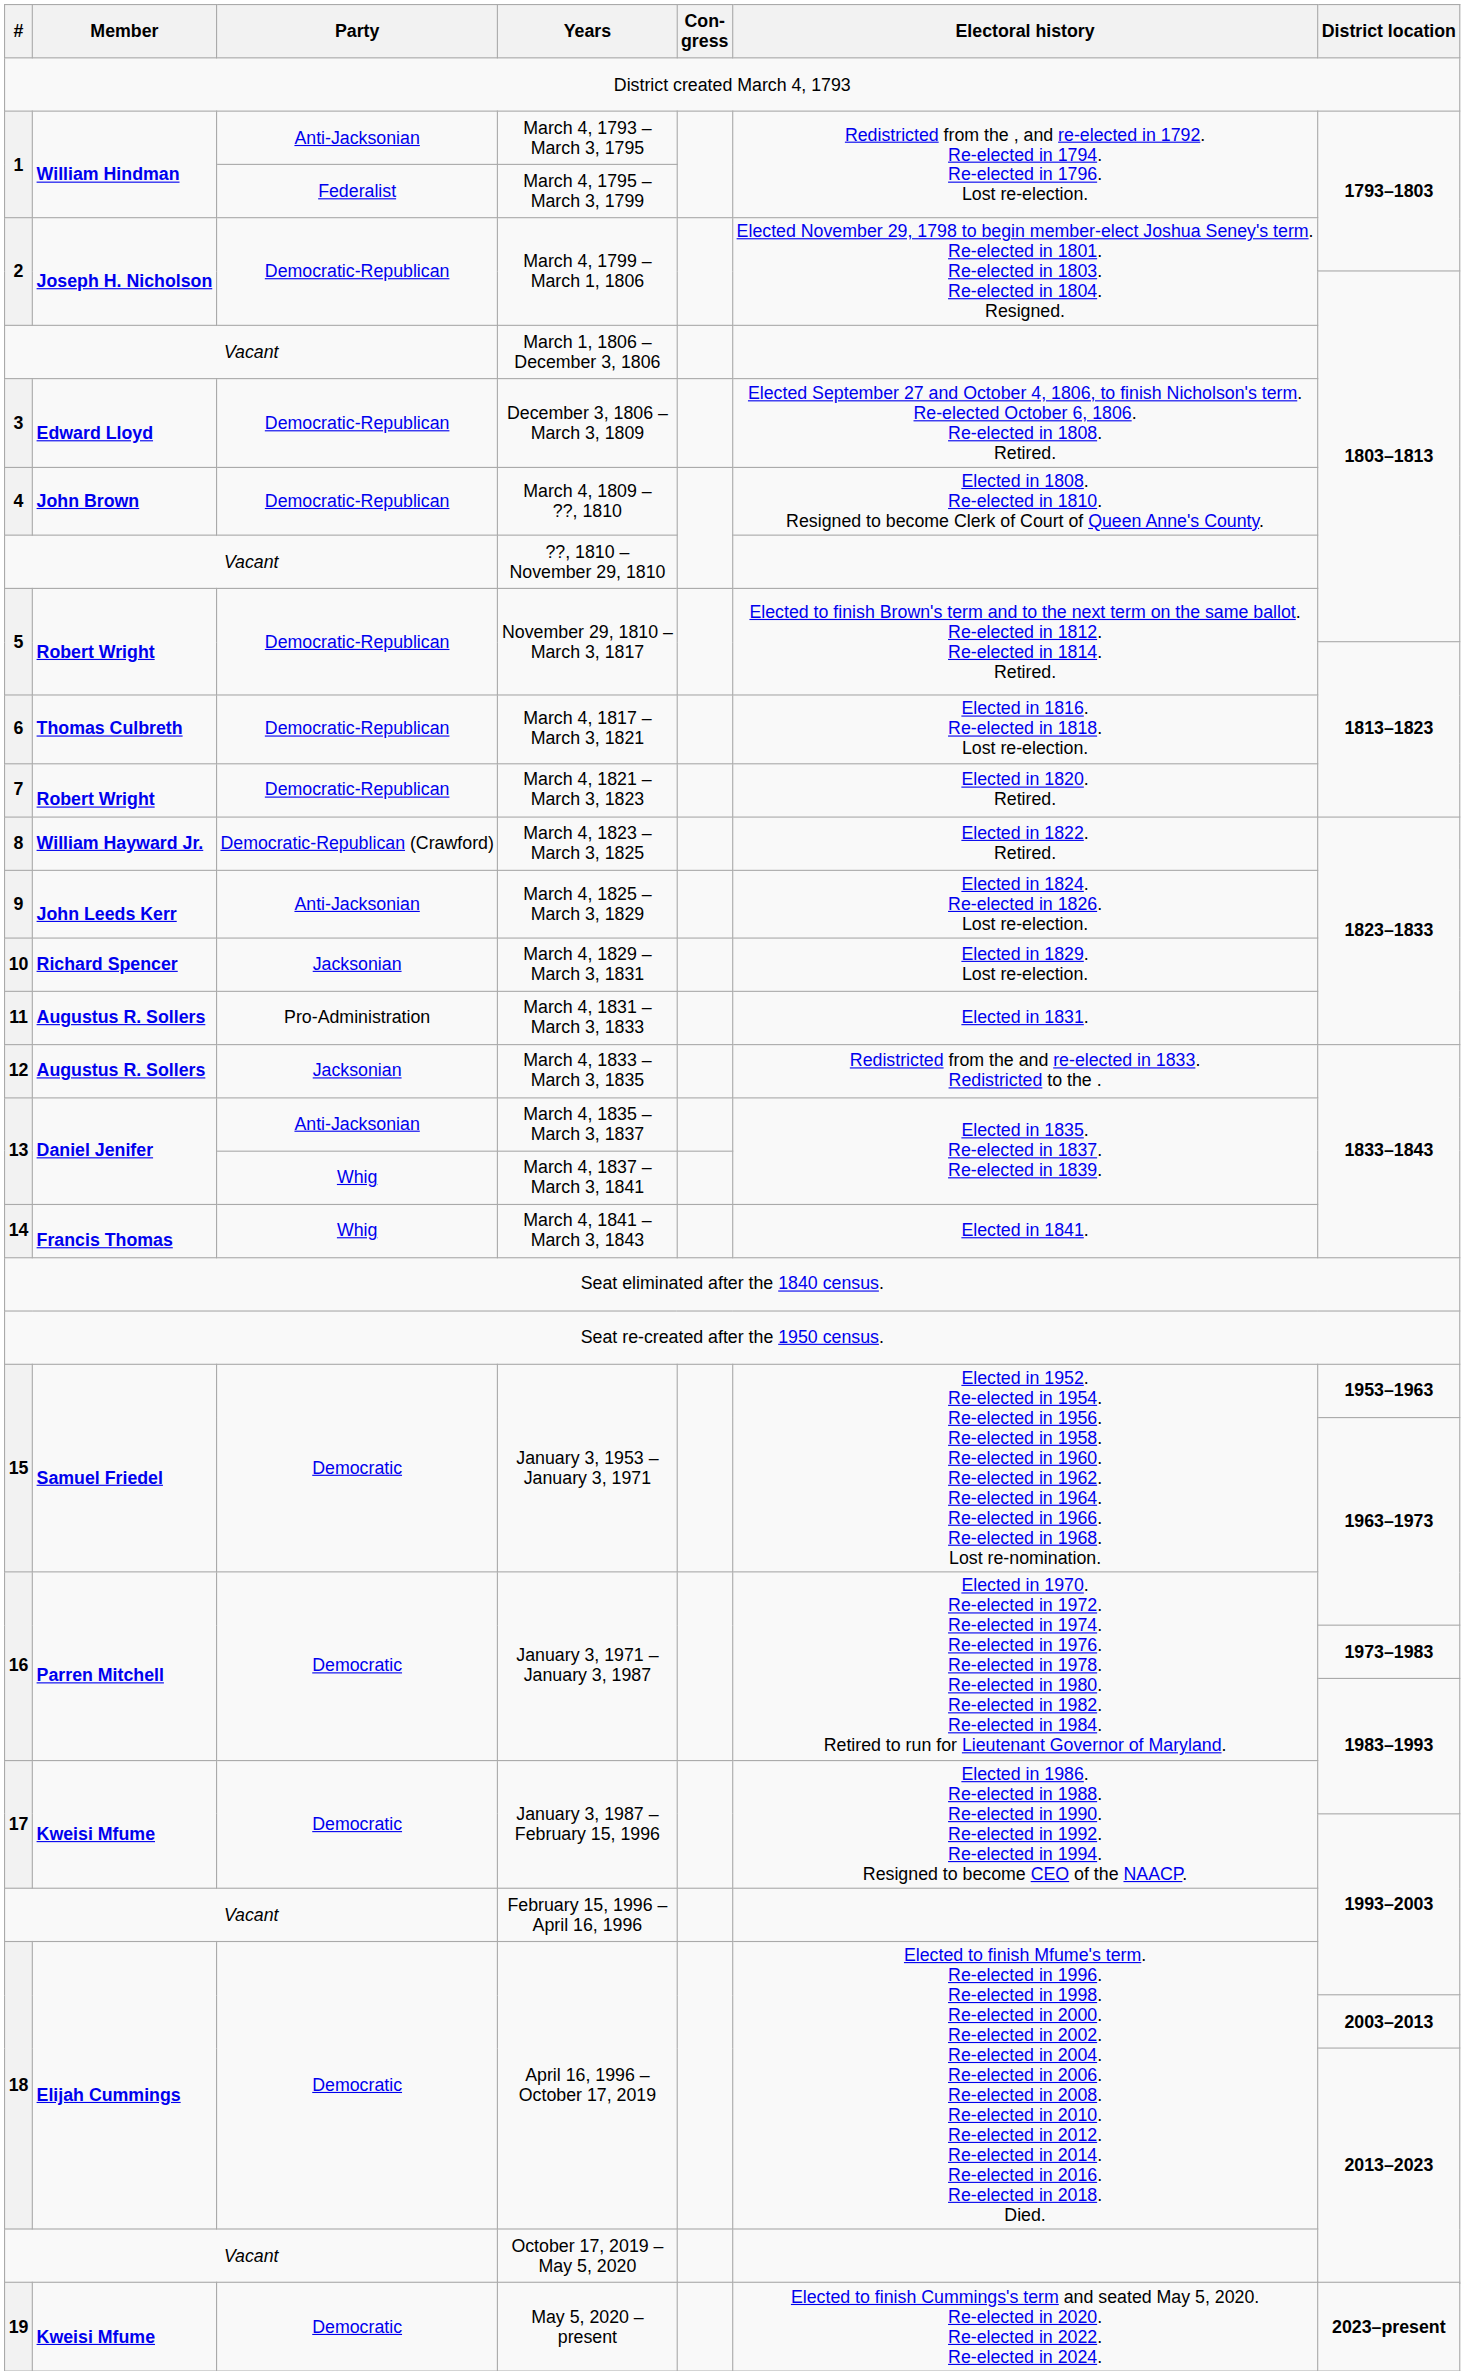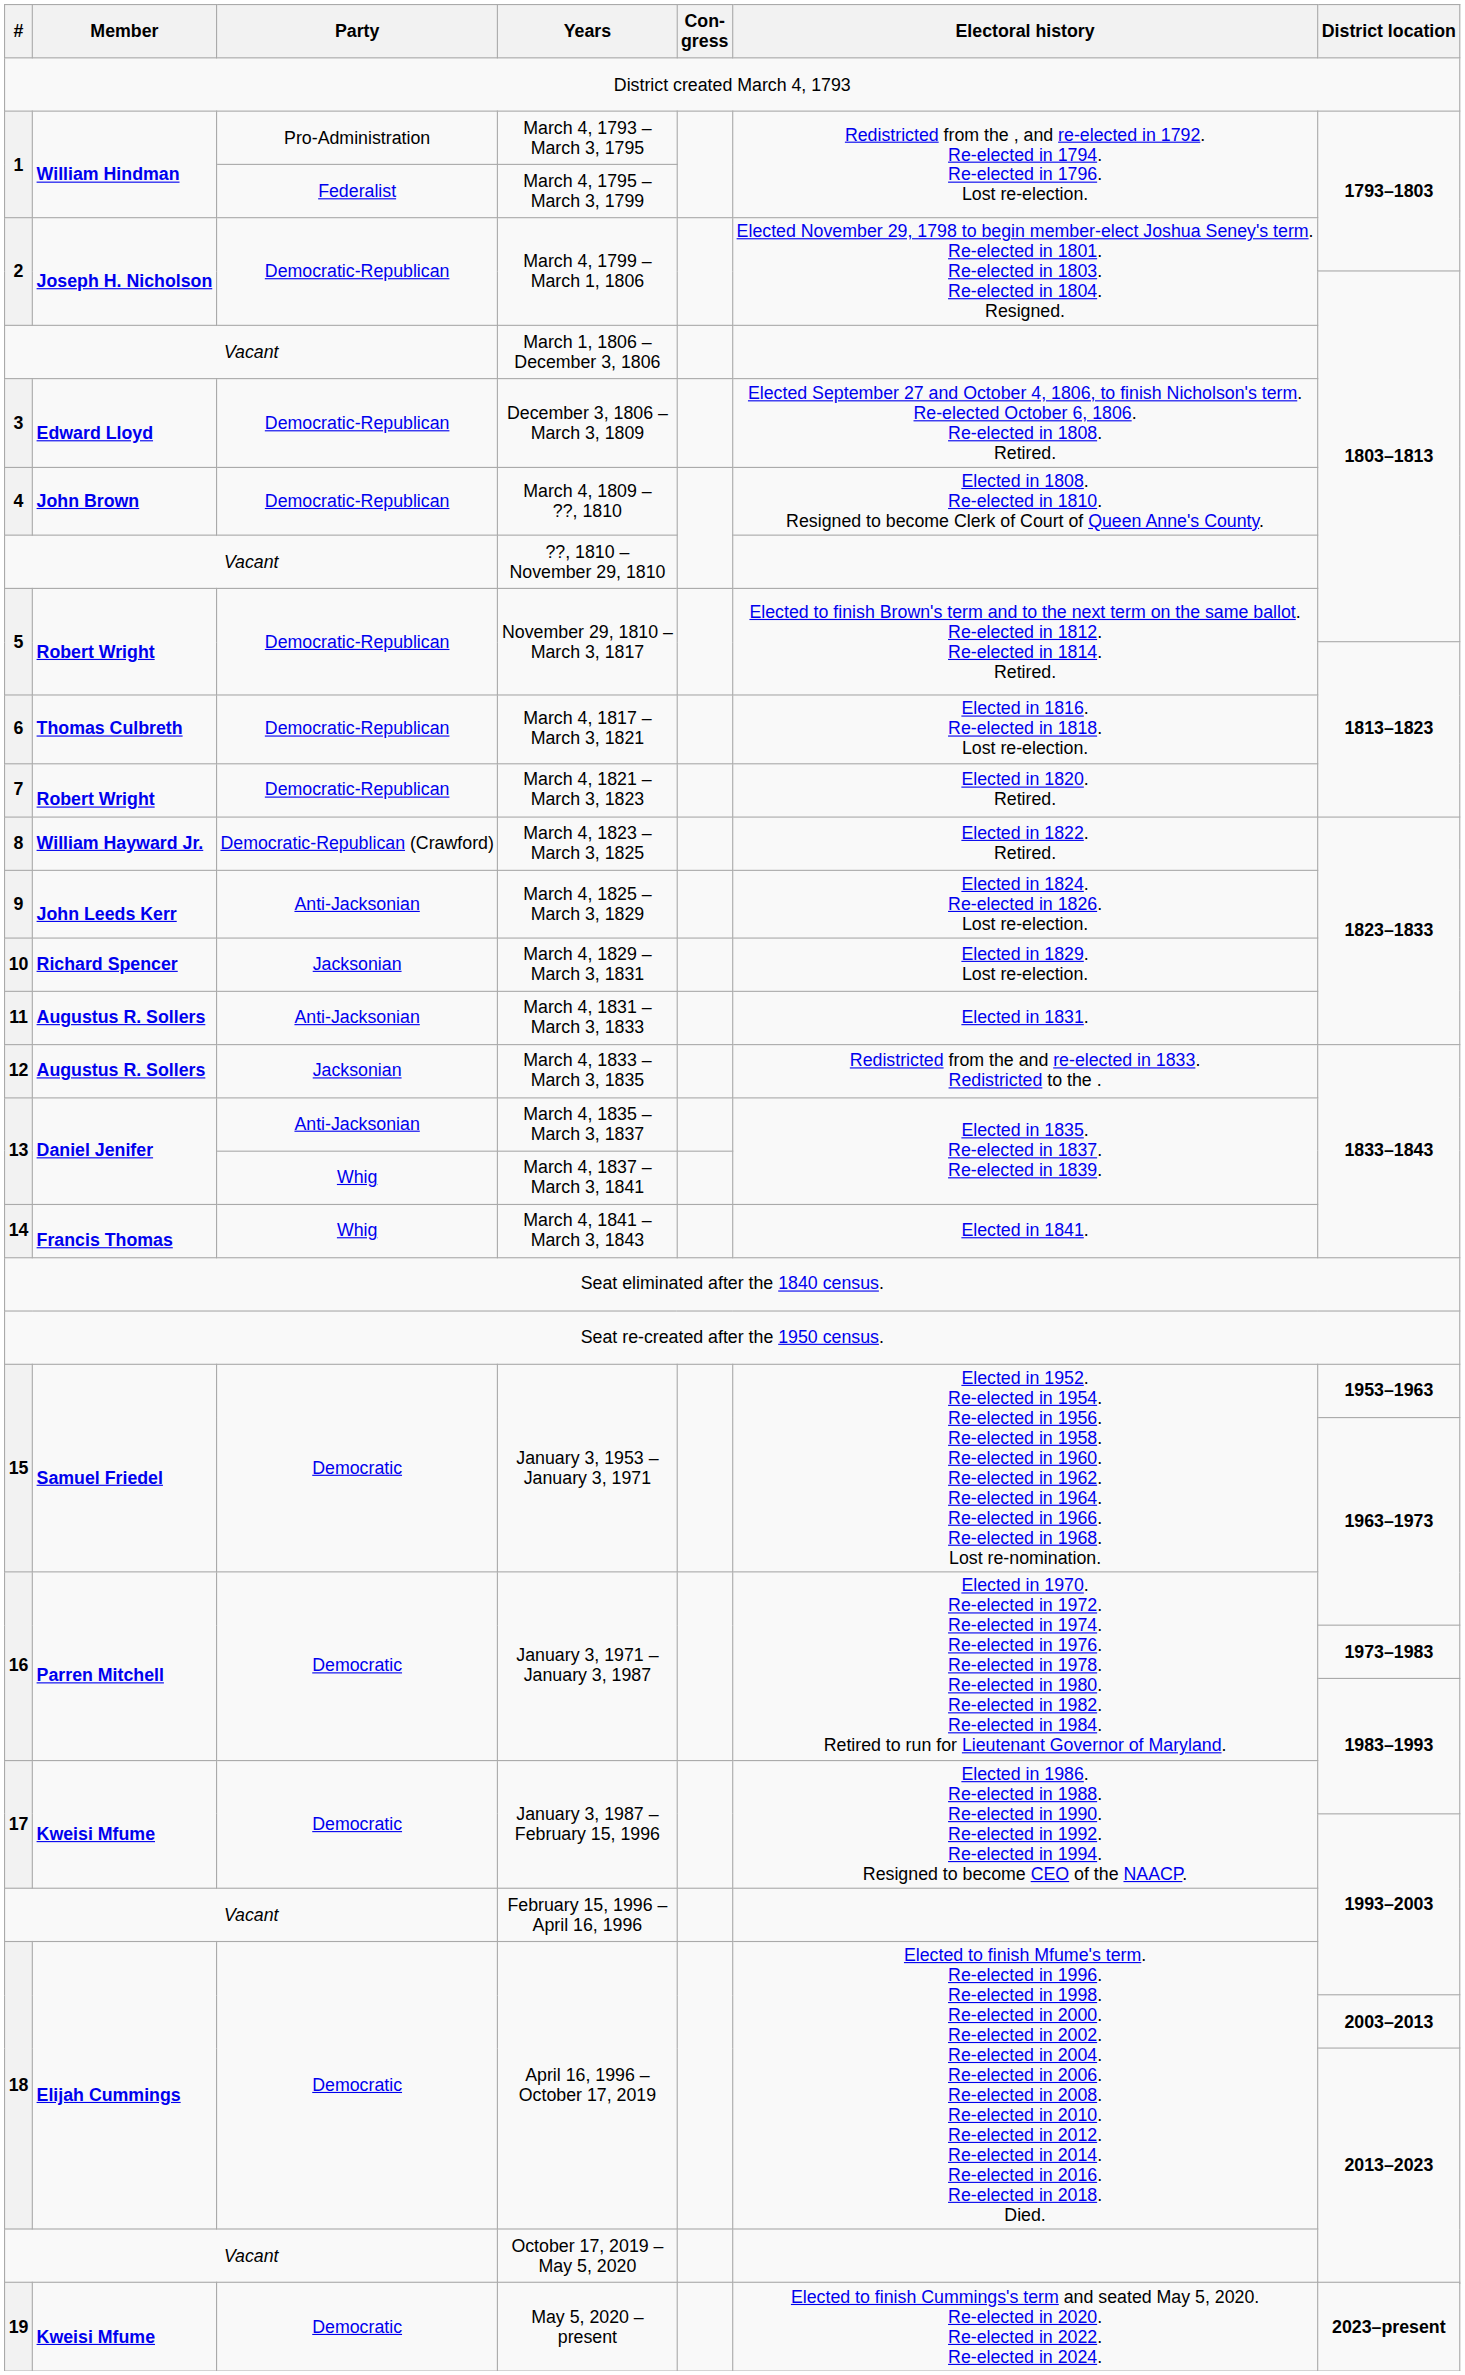(357, 137) Anti-Jacksonian -> (357, 137) Pro-Administration
(357, 1017) Pro-Administration -> (357, 1017) Anti-Jacksonian
